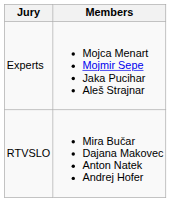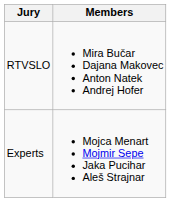rows swapped: (25, 65) <-> (29, 153)
